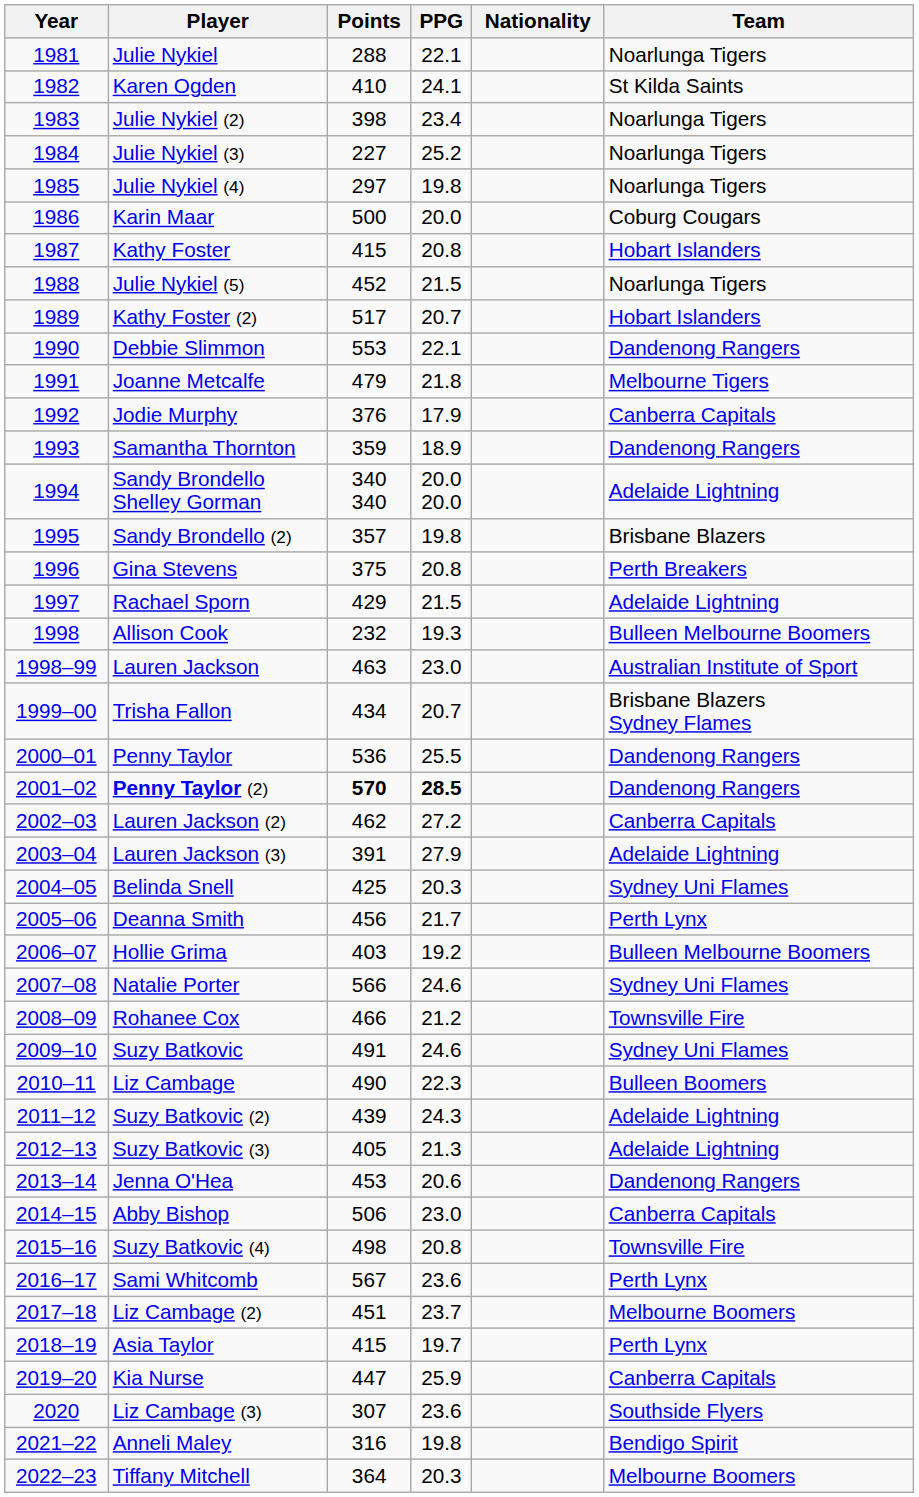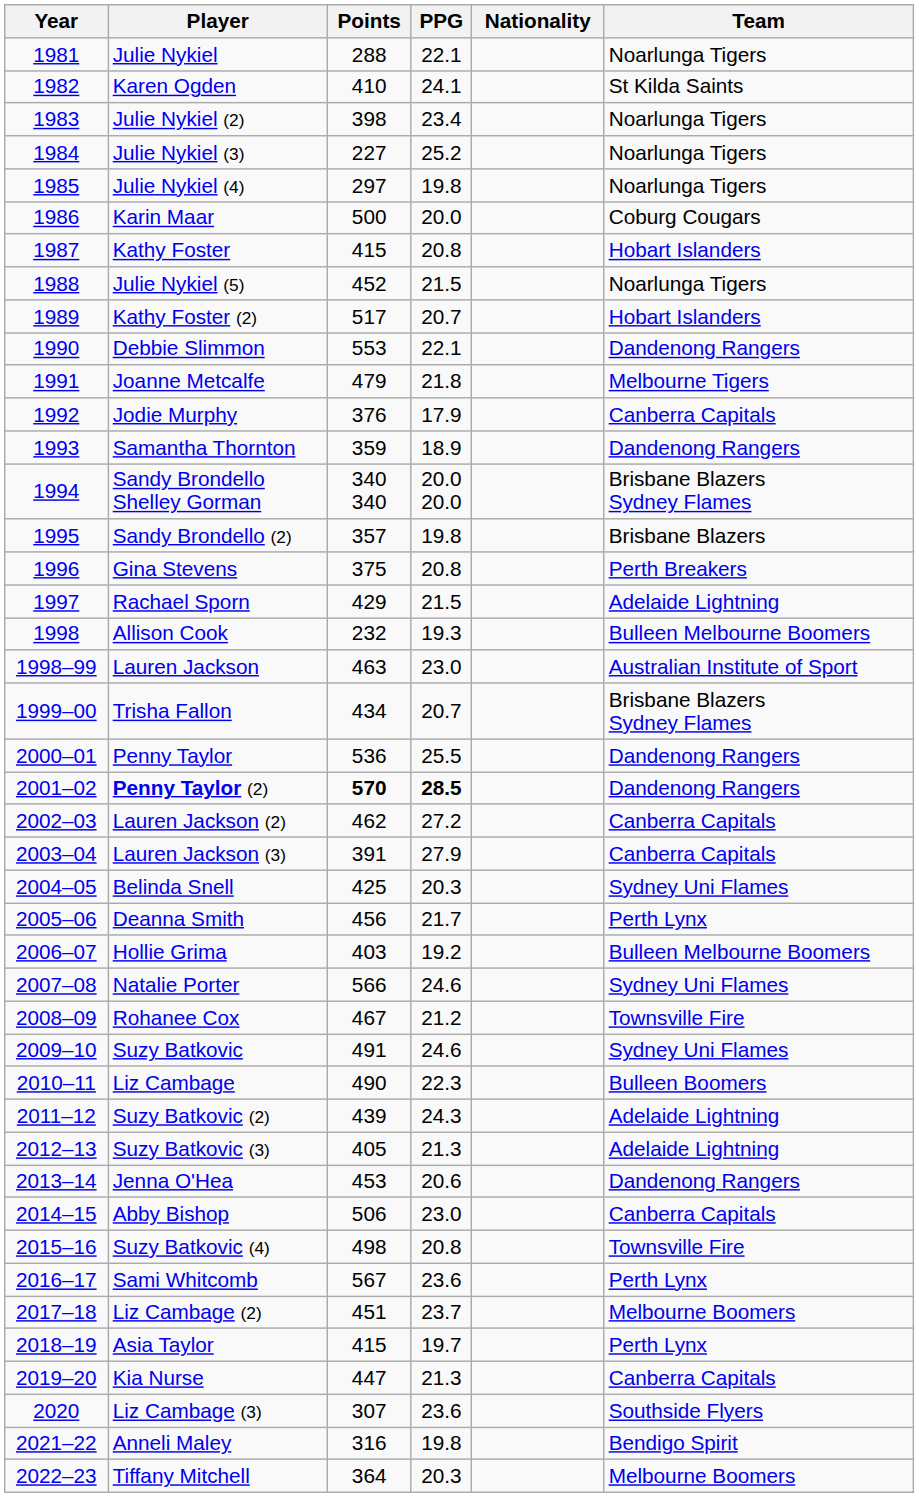(694, 492) Adelaide Lightning -> (687, 492) Brisbane Blazers Sydney Flames
(694, 854) Adelaide Lightning -> (692, 854) Canberra Capitals
(369, 1018) 466 -> (369, 1018) 467
(441, 1378) 25.9 -> (441, 1378) 21.3
